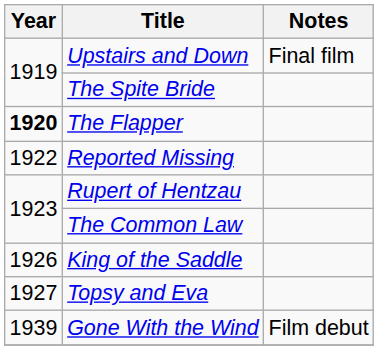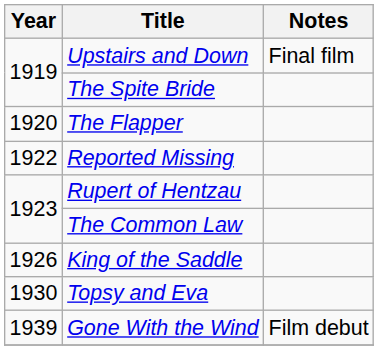(33, 123) bold -> (33, 123) normal
(33, 293) 1927 -> (33, 293) 1930
